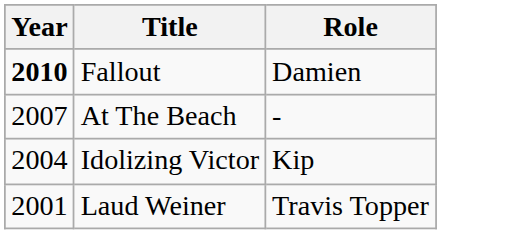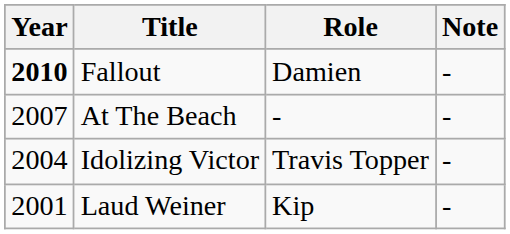+ column: (470, 26)
(293, 160) Kip -> (351, 160) Travis Topper
(351, 205) Travis Topper -> (293, 205) Kip
